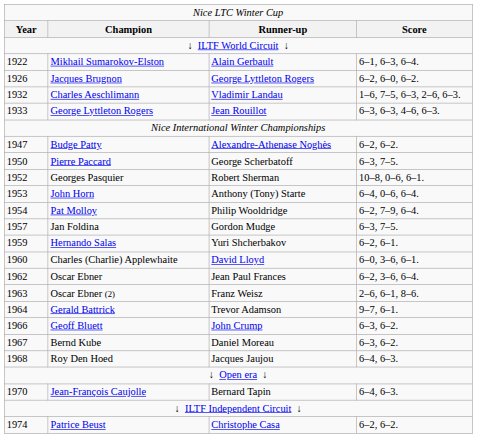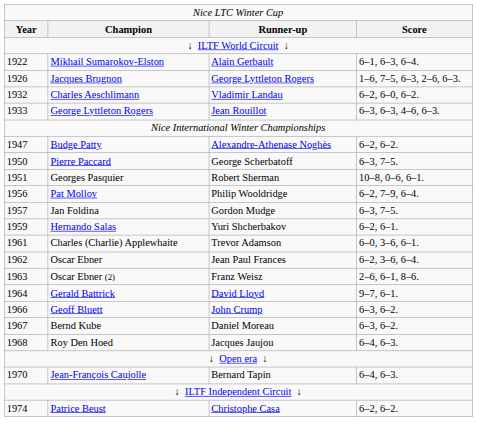(389, 78) 6–2, 6–0, 6–2. -> (410, 78) 1–6, 7–5, 6–3, 2–6, 6–3.
(410, 95) 1–6, 7–5, 6–3, 2–6, 6–3. -> (389, 95) 6–2, 6–0, 6–2.
(17, 177) 1952 -> (17, 177) 1951
- row: (72, 194)
(17, 210) 1954 -> (17, 194) 1956
(17, 260) 1960 -> (17, 243) 1961
(238, 260) David Lloyd -> (246, 243) Trevor Adamson
(246, 309) Trevor Adamson -> (238, 293) David Lloyd
